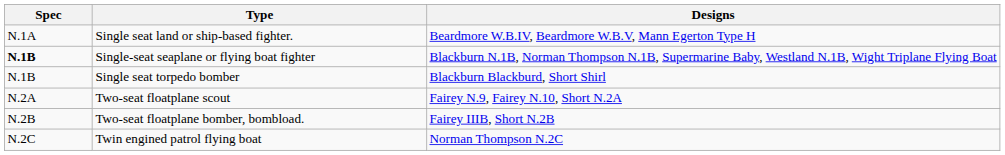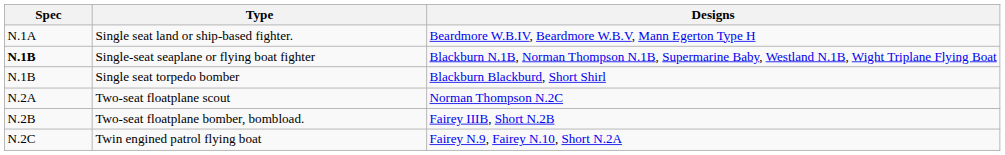(526, 98) Fairey N.9, Fairey N.10, Short N.2A -> (496, 98) Norman Thompson N.2C
(496, 139) Norman Thompson N.2C -> (526, 139) Fairey N.9, Fairey N.10, Short N.2A
